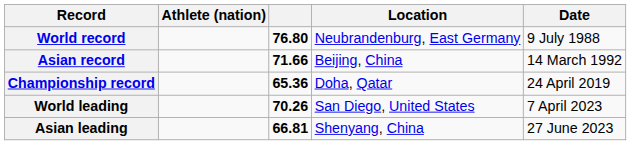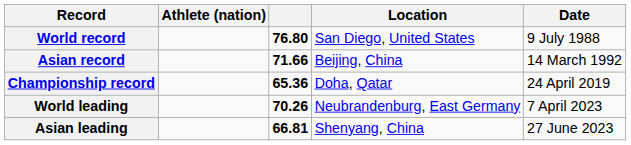(418, 38) Neubrandenburg, East Germany -> (395, 38) San Diego, United States
(395, 106) San Diego, United States -> (418, 106) Neubrandenburg, East Germany
